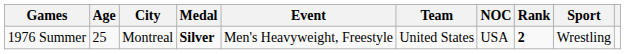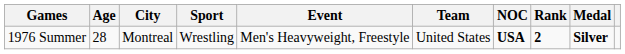columns swapped: (584, 15) <-> (199, 15)
(100, 37) 25 -> (100, 37) 28
(494, 37) normal -> (511, 37) bold
